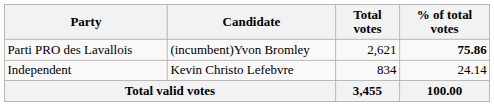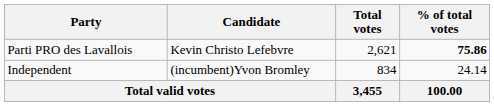(240, 49) (incumbent)Yvon Bromley -> (232, 49) Kevin Christo Lefebvre
(232, 70) Kevin Christo Lefebvre -> (240, 70) (incumbent)Yvon Bromley
